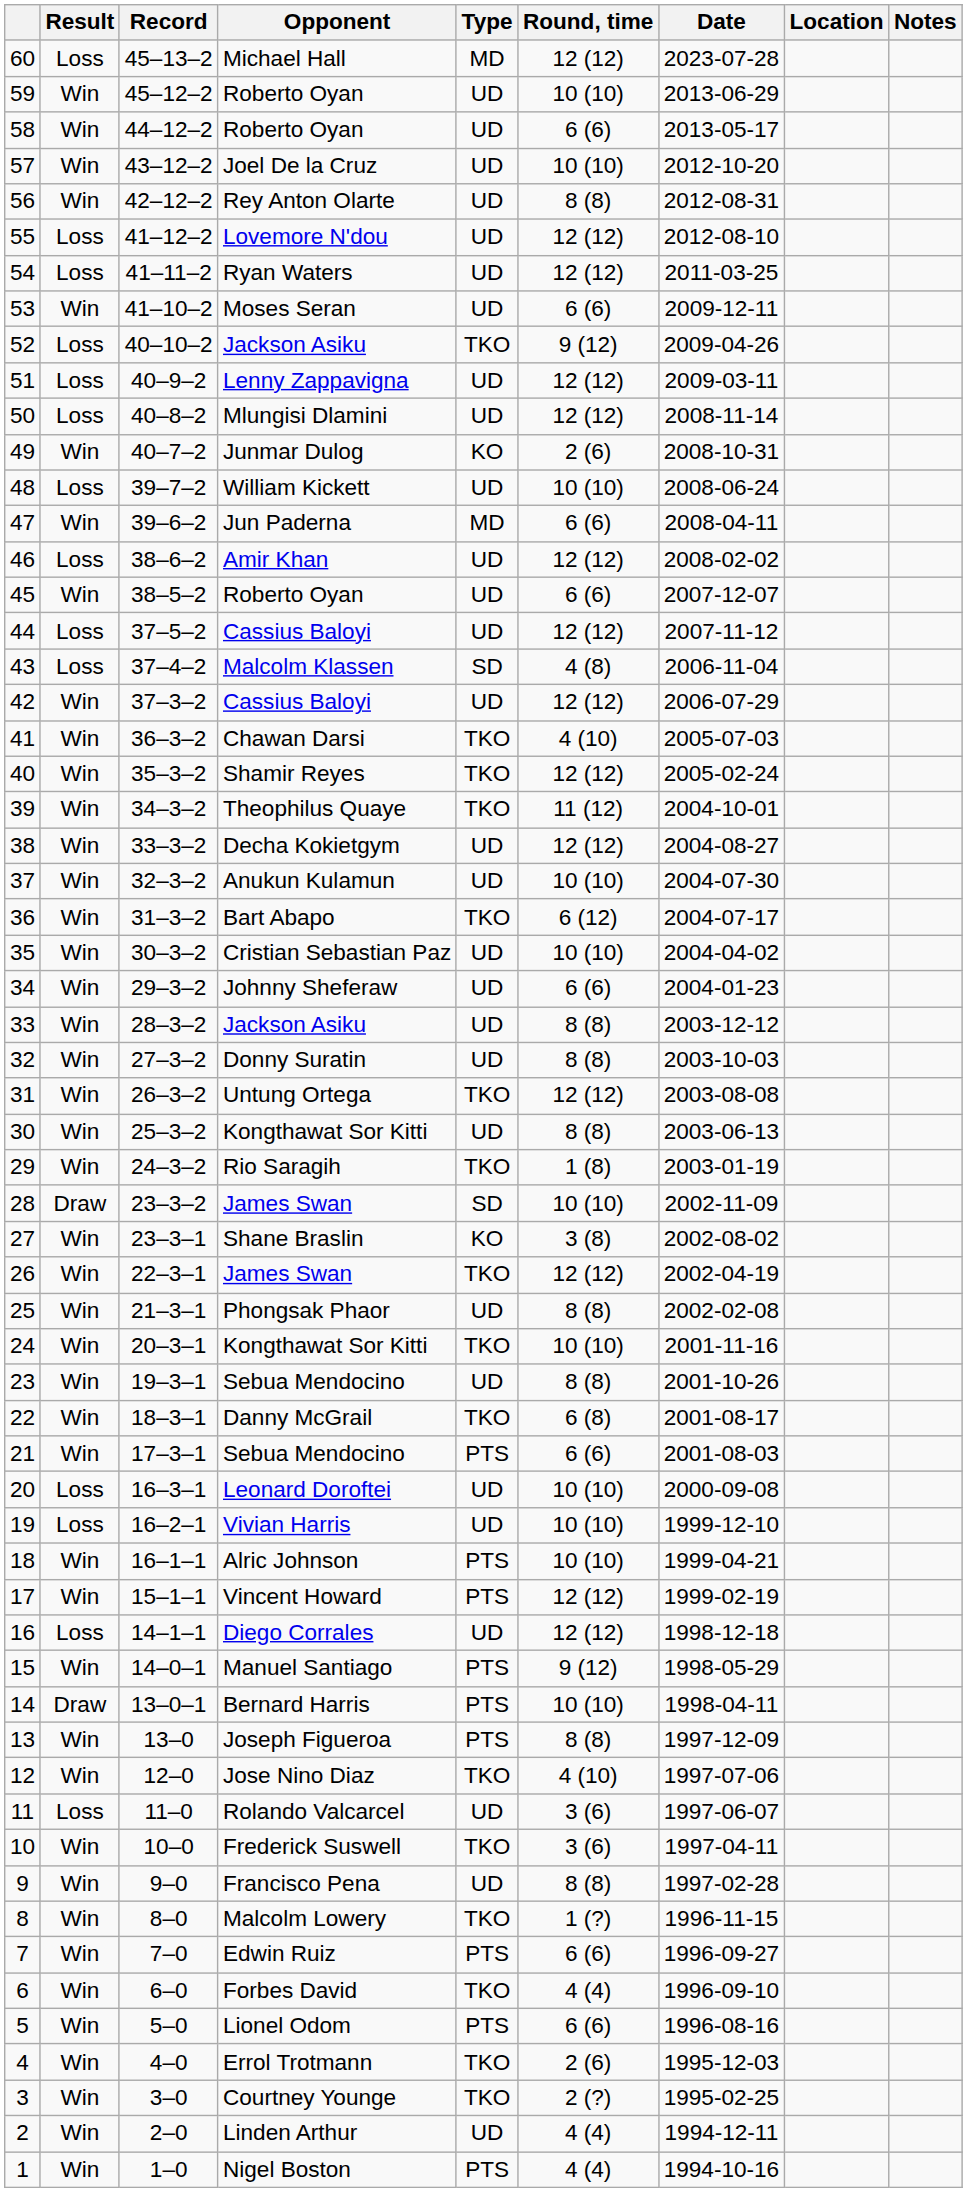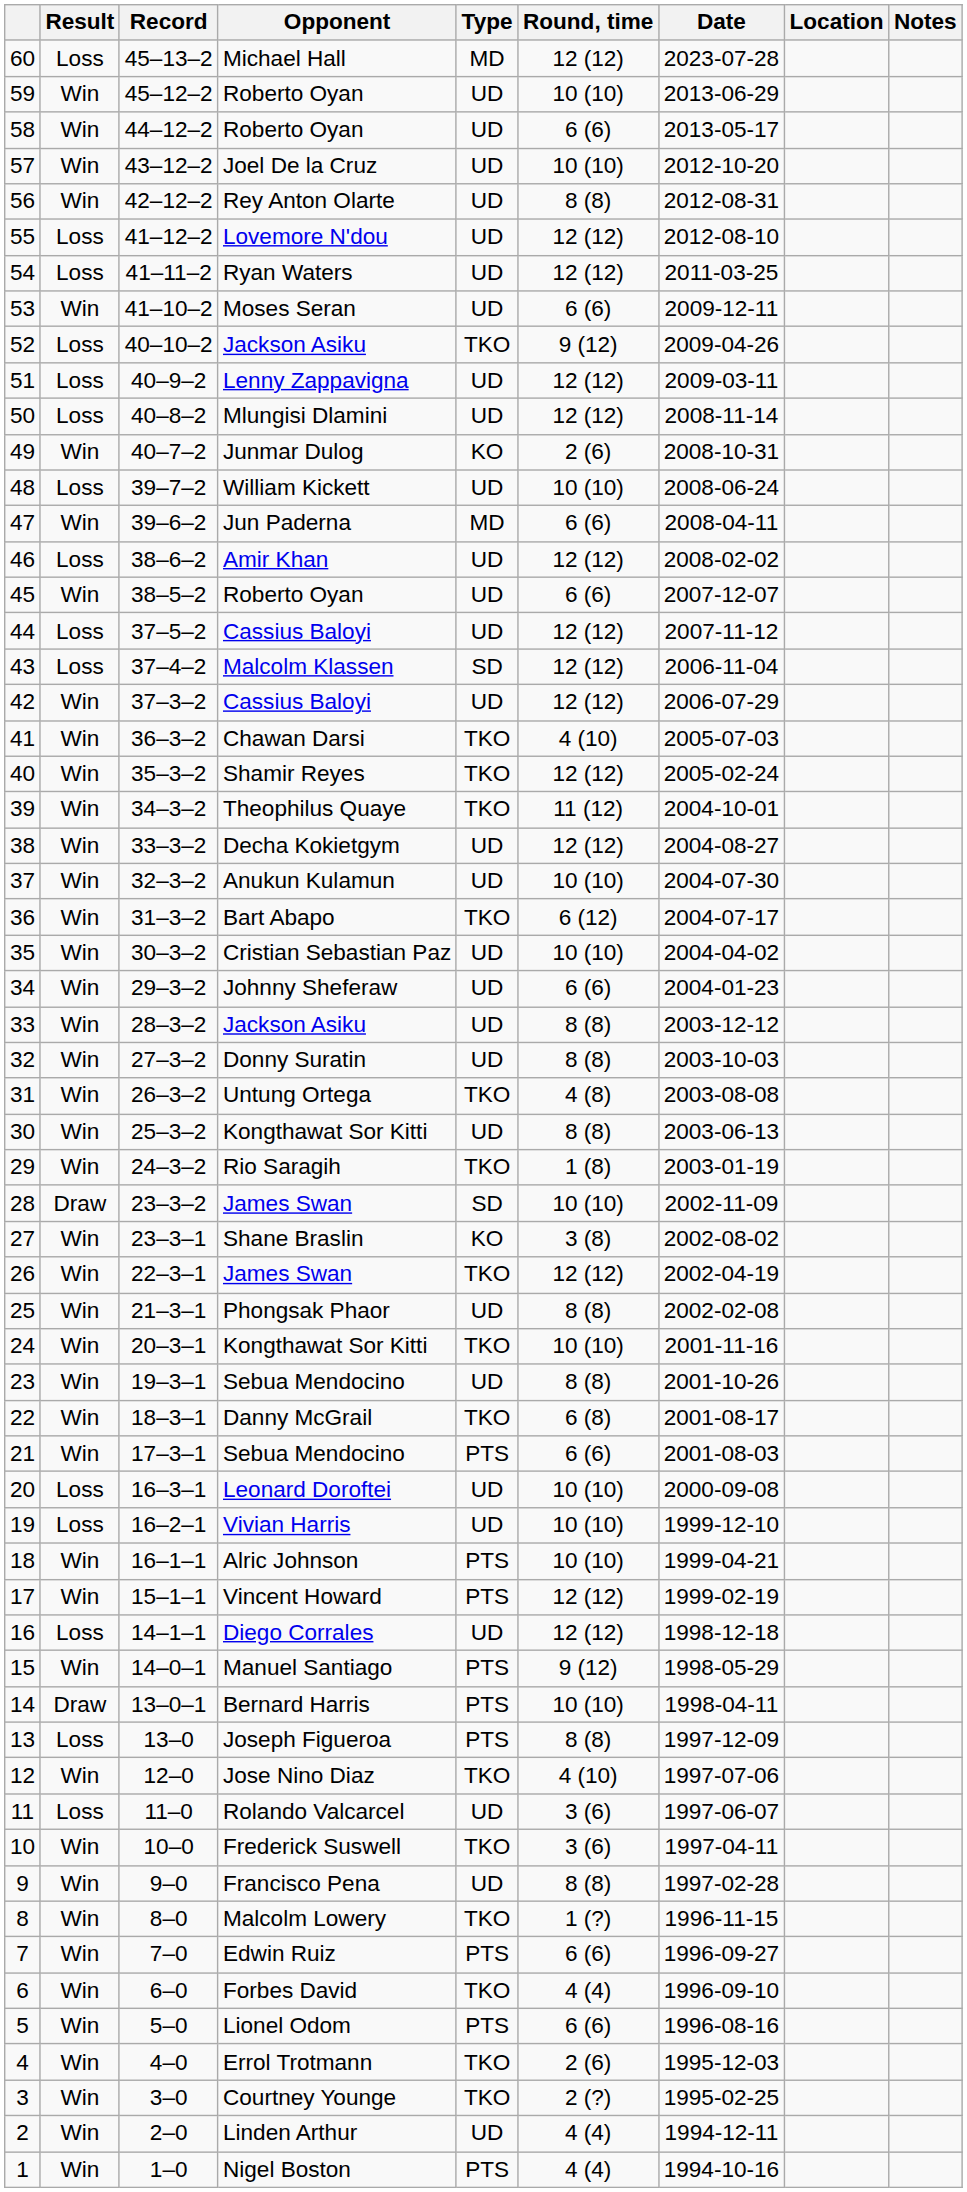(588, 666) 4 (8) -> (588, 666) 12 (12)
(588, 1095) 12 (12) -> (588, 1095) 4 (8)
(80, 1739) Win -> (80, 1739) Loss
